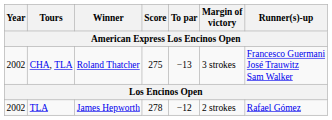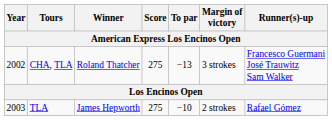(16, 108) 2002 -> (16, 108) 2003
(155, 108) 278 -> (155, 108) 275
(184, 108) −12 -> (184, 108) −10
